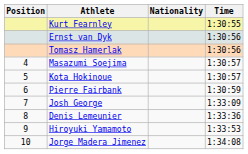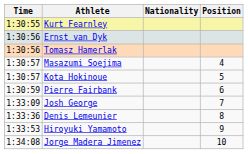columns swapped: (26, 11) <-> (224, 11)
